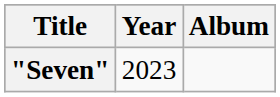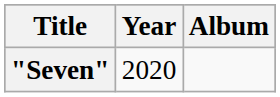(149, 69) 2023 -> (149, 69) 2020
